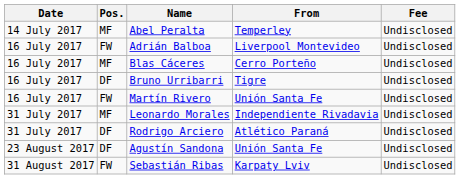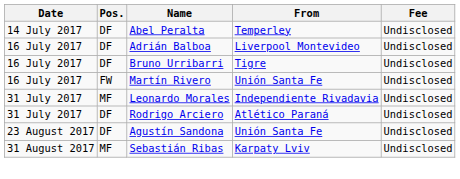(106, 30) MF -> (106, 30) DF
(106, 47) FW -> (106, 47) DF
- row: (167, 64)
(106, 165) FW -> (106, 148) MF
